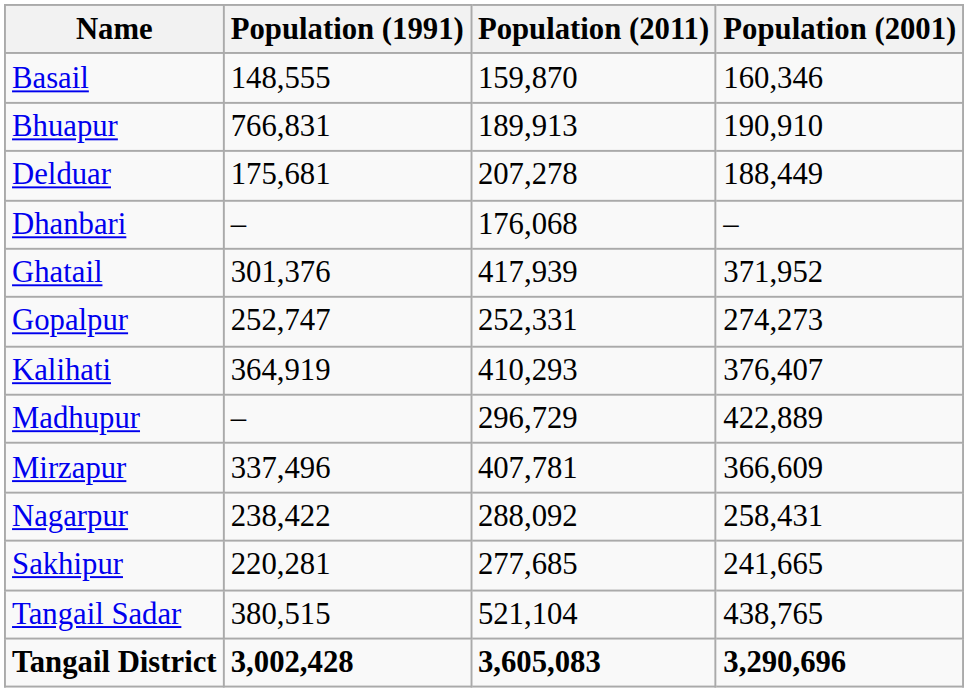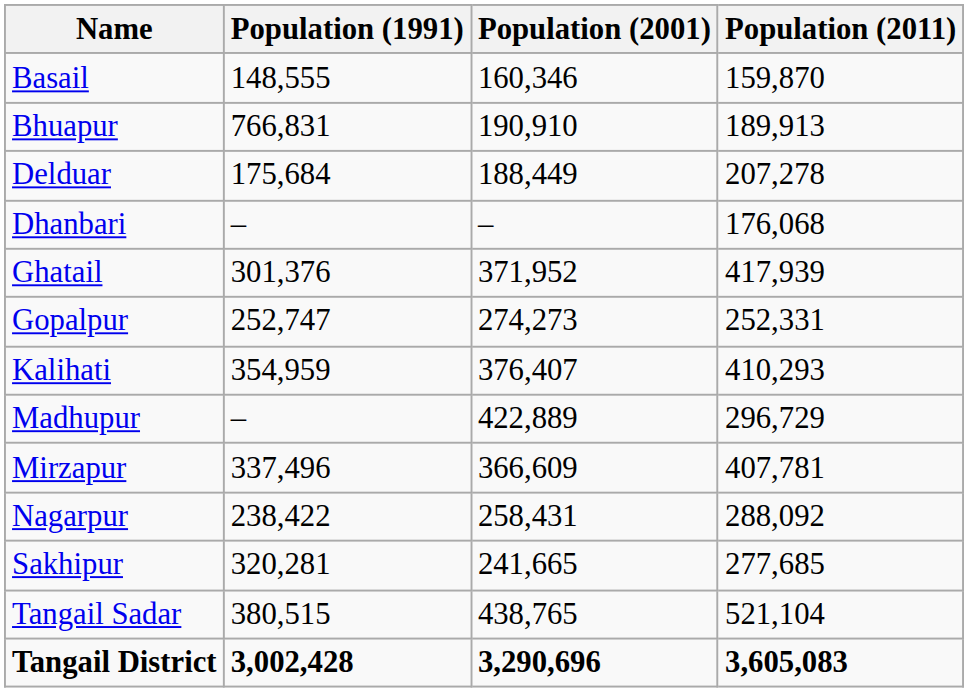columns swapped: (840, 28) <-> (594, 28)
(281, 175) 175,681 -> (281, 175) 175,684
(281, 369) 364,919 -> (281, 369) 354,959
(281, 564) 220,281 -> (281, 564) 320,281
